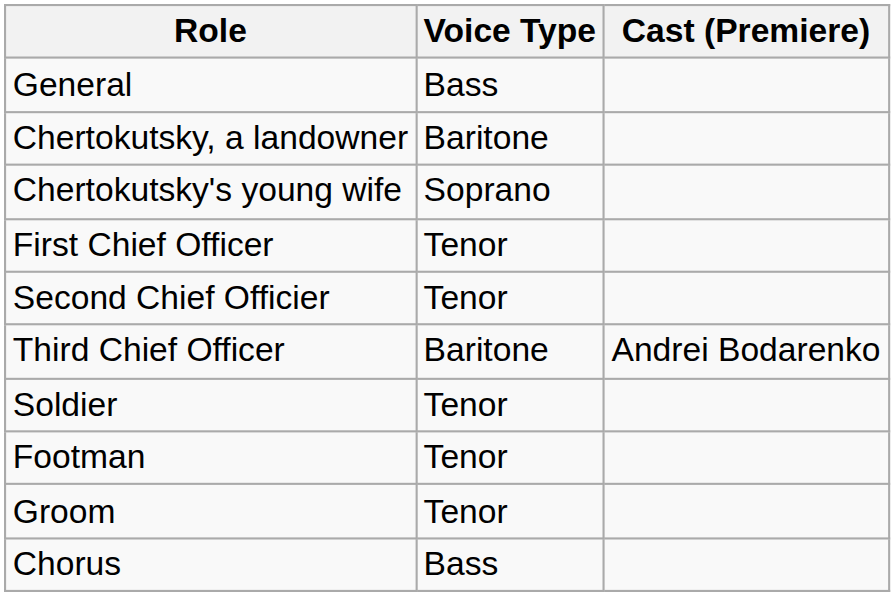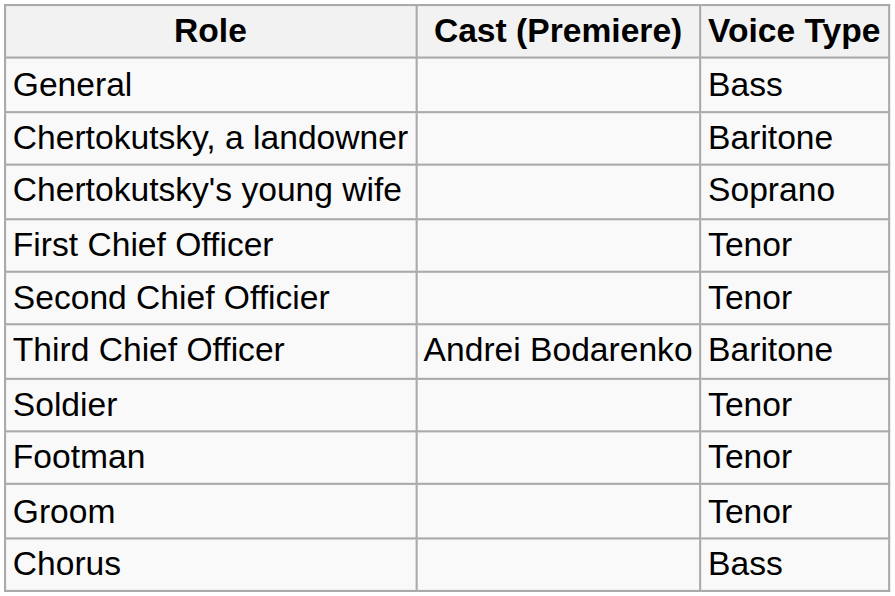columns swapped: (510, 31) <-> (746, 31)
